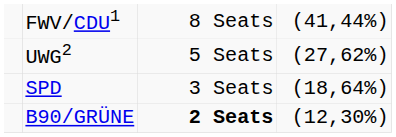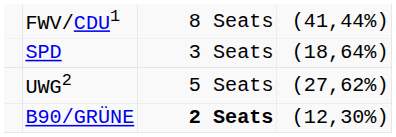rows swapped: (49, 56) <-> (44, 88)
